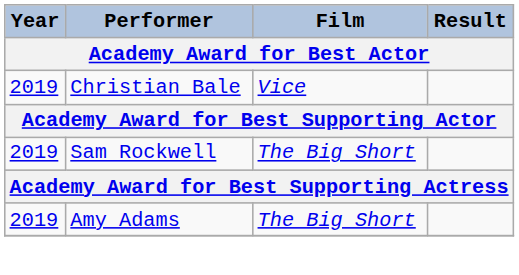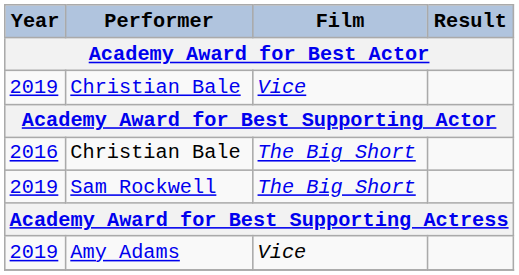+ row: (34, 154)
(337, 220) The Big Short -> (282, 253) Vice
